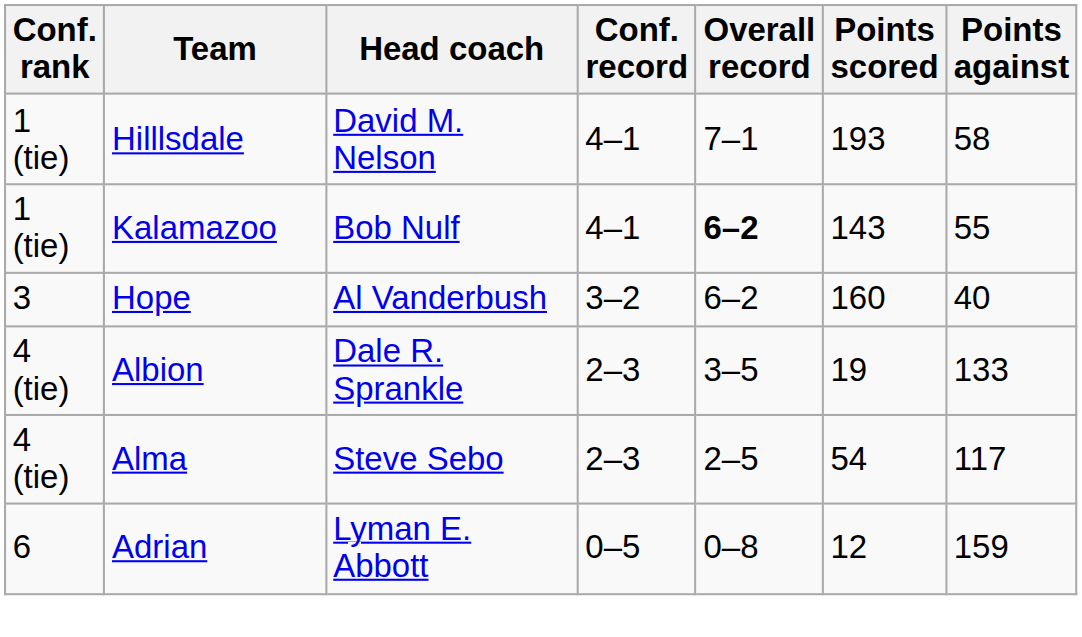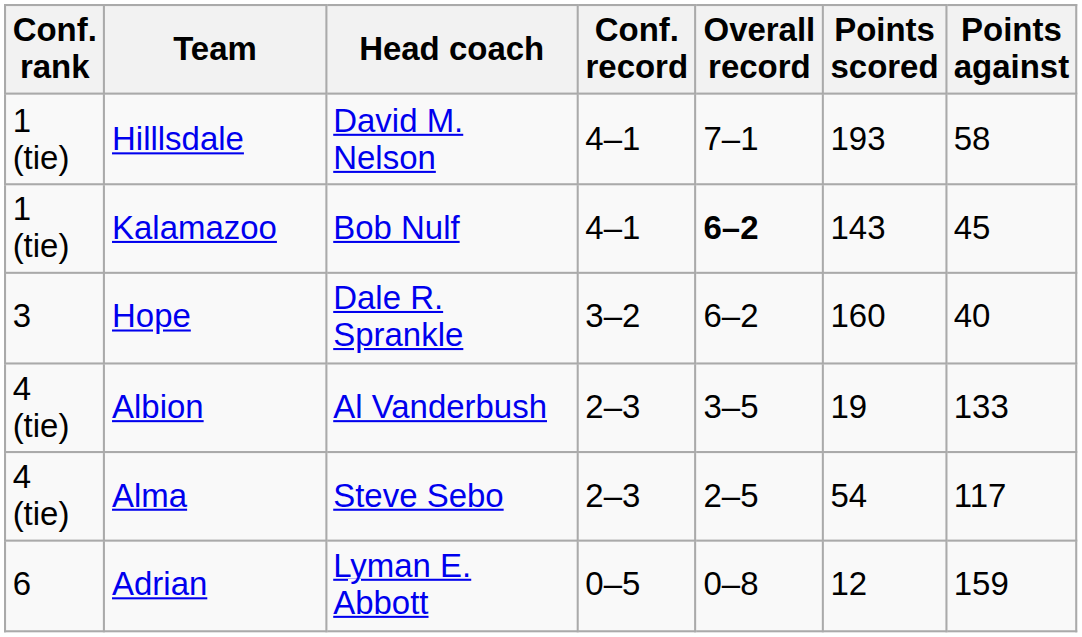(972, 227) 55 -> (972, 227) 45
(440, 298) Al Vanderbush -> (398, 317) Dale R. Sprankle
(398, 369) Dale R. Sprankle -> (440, 406) Al Vanderbush
